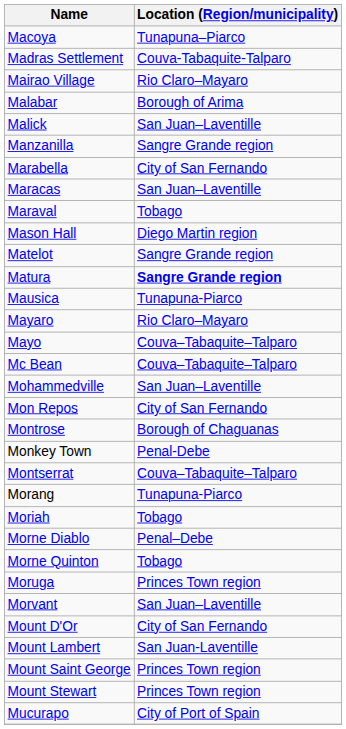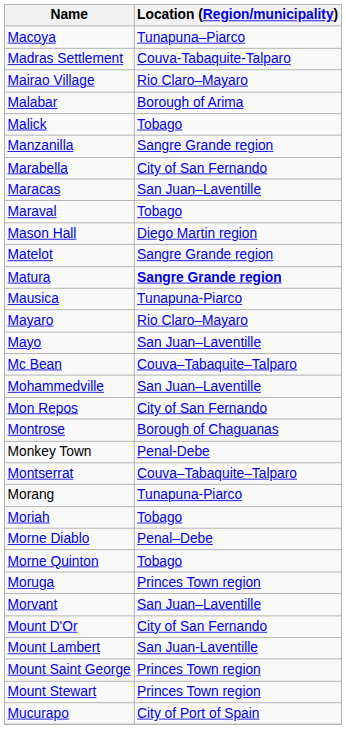(199, 124) San Juan–Laventille -> (160, 124) Tobago
(217, 342) Couva–Tabaquite–Talparo -> (199, 342) San Juan–Laventille
